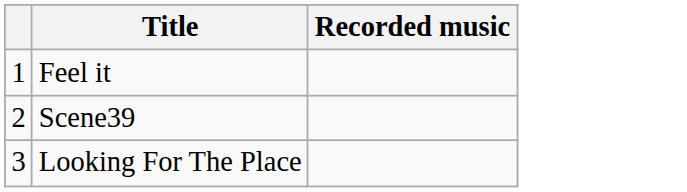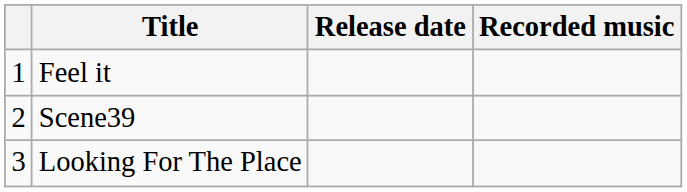+ column: (390, 27)
